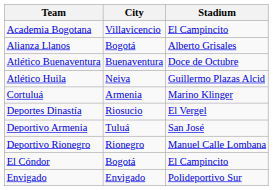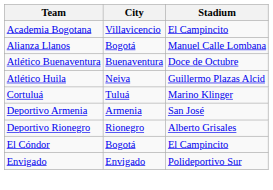(202, 45) Alberto Grisales -> (217, 45) Manuel Calle Lombana
(124, 95) Armenia -> (117, 95) Tuluá
- row: (44, 111)
(117, 128) Tuluá -> (124, 111) Armenia
(217, 144) Manuel Calle Lombana -> (202, 128) Alberto Grisales
